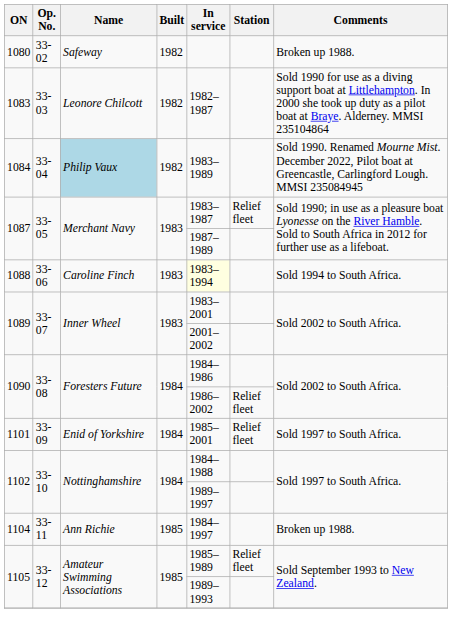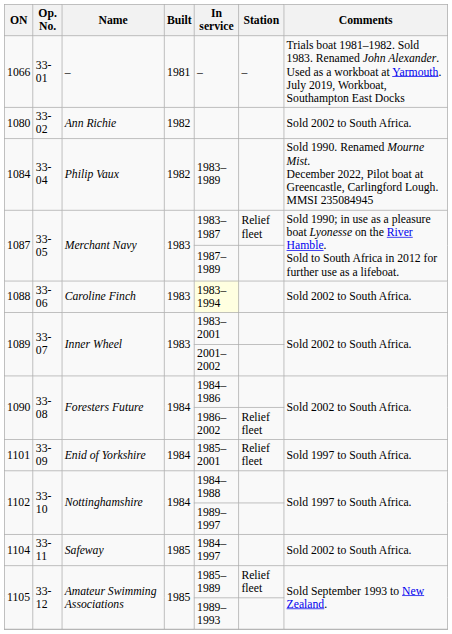+ row: (19, 71)
(83, 51) Safeway -> (90, 123) Ann Richie
(315, 51) Broken up 1988. -> (349, 123) Sold 2002 to South Africa.
- row: (19, 103)
(90, 167) lightblue background -> (92, 174) no background
(339, 276) Sold 1994 to South Africa. -> (349, 296) Sold 2002 to South Africa.
(89, 529) Ann Richie -> (84, 550) Safeway
(315, 529) Broken up 1988. -> (349, 550) Sold 2002 to South Africa.
